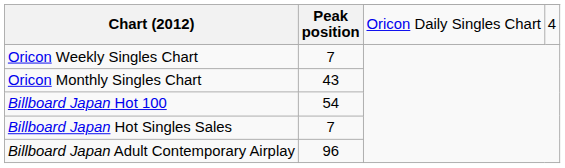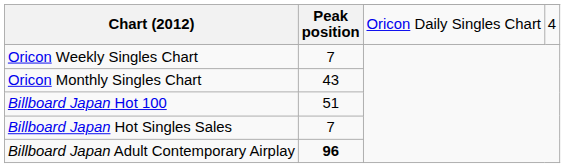(331, 103) 54 -> (331, 103) 51
(331, 151) normal -> (331, 151) bold
